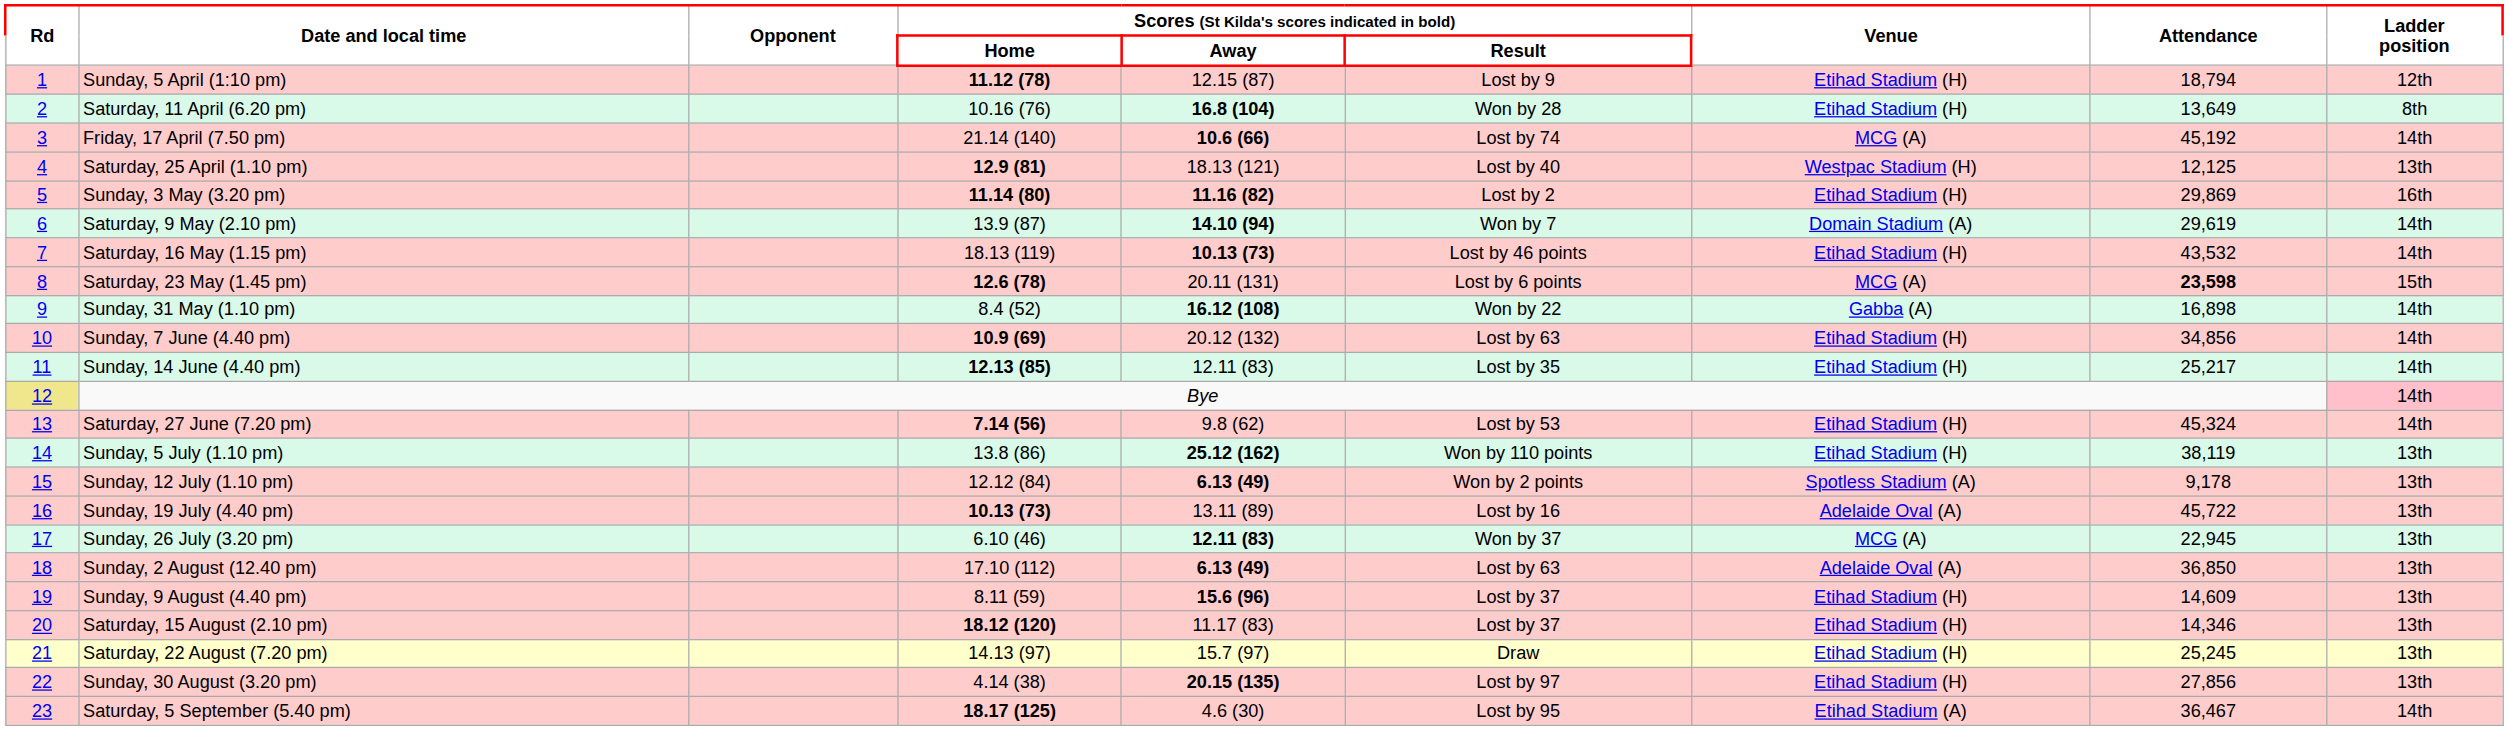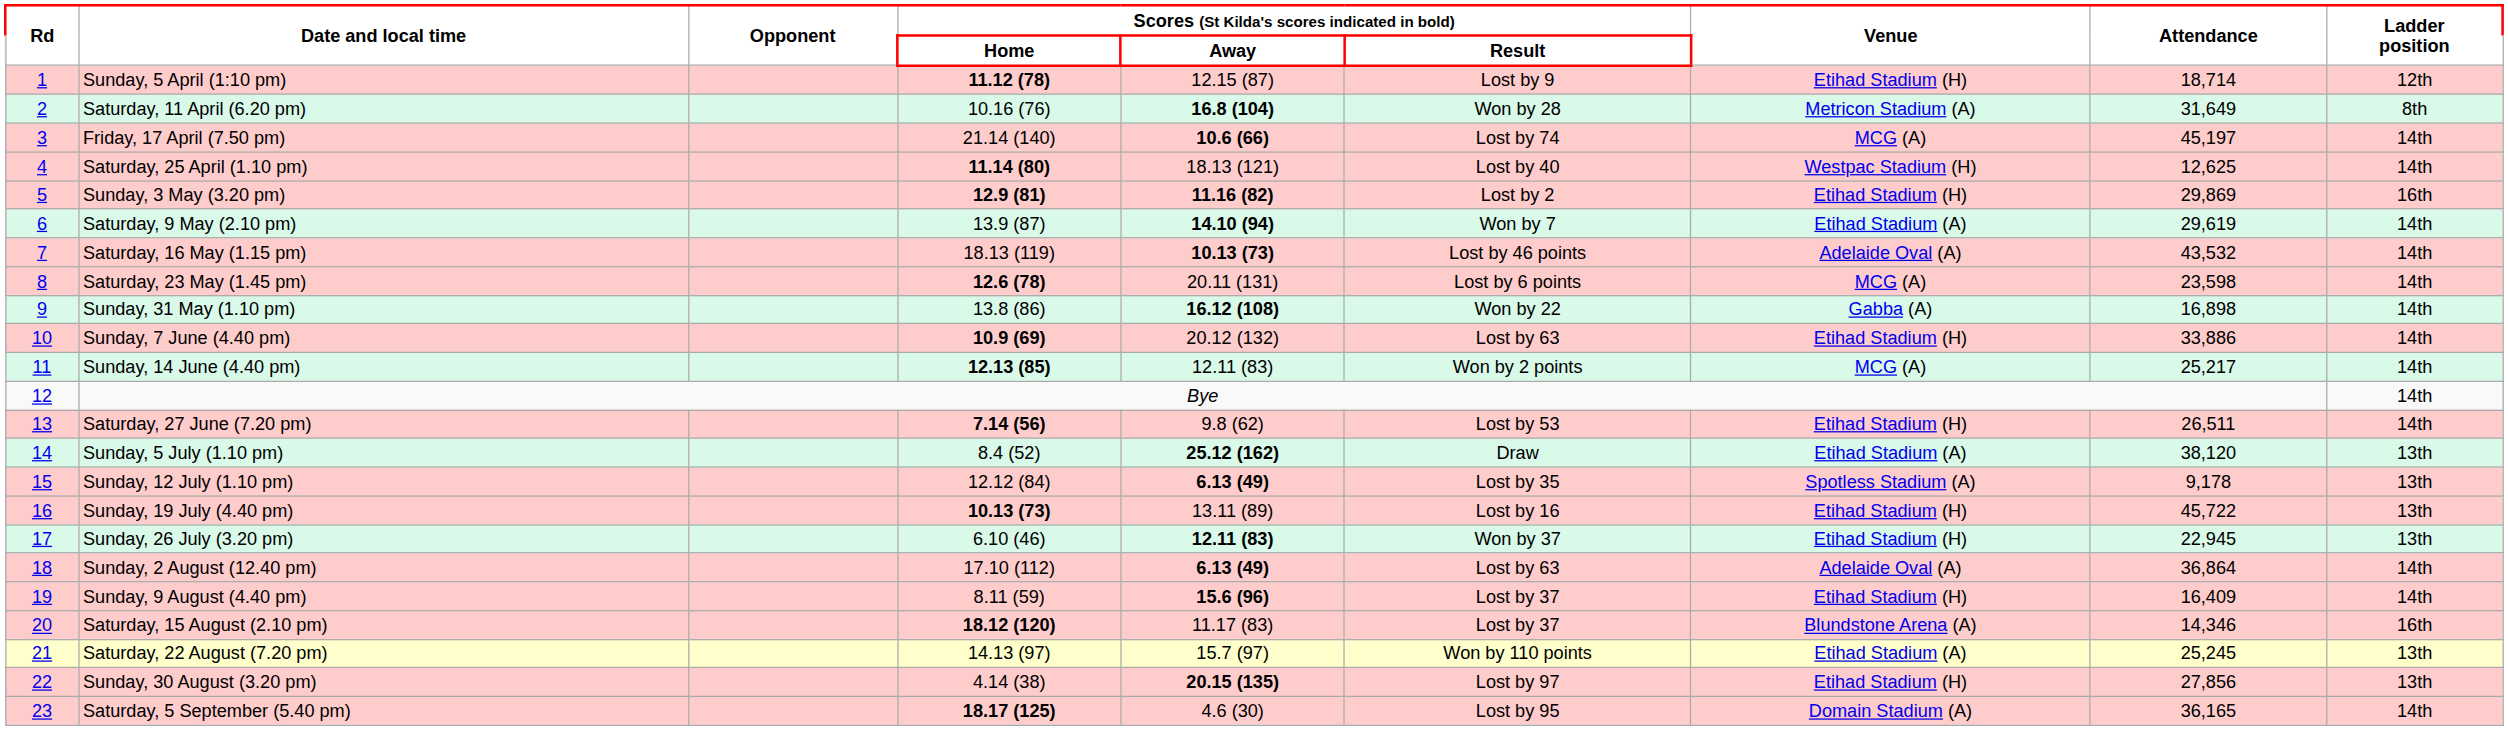(2208, 80) 18,794 -> (2208, 80) 18,714
(1891, 109) Etihad Stadium (H) -> (1890, 109) Metricon Stadium (A)
(2208, 109) 13,649 -> (2208, 109) 31,649
(2208, 138) 45,192 -> (2208, 138) 45,197
(1010, 166) 12.9 (81) -> (1009, 166) 11.14 (80)
(2208, 166) 12,125 -> (2208, 166) 12,625
(2415, 166) 13th -> (2415, 166) 14th
(1010, 195) 11.14 (80) -> (1009, 195) 12.9 (81)
(1891, 224) Domain Stadium (A) -> (1890, 224) Etihad Stadium (A)
(1891, 252) Etihad Stadium (H) -> (1890, 252) Adelaide Oval (A)
(2208, 281) bold -> (2208, 281) normal
(2415, 281) 15th -> (2415, 281) 14th
(1010, 310) 8.4 (52) -> (1009, 310) 13.8 (86)
(2208, 338) 34,856 -> (2208, 338) 33,886
(1518, 367) Lost by 35 -> (1518, 367) Won by 2 points
(1891, 367) Etihad Stadium (H) -> (1890, 367) MCG (A)
(42, 396) khaki background -> (42, 396) no background
(2415, 396) pink background -> (2415, 396) no background
(2208, 424) 45,324 -> (2208, 424) 26,511
(1010, 453) 13.8 (86) -> (1009, 453) 8.4 (52)
(1518, 453) Won by 110 points -> (1518, 453) Draw
(1891, 453) Etihad Stadium (H) -> (1890, 453) Etihad Stadium (A)
(2208, 453) 38,119 -> (2208, 453) 38,120
(1518, 482) Won by 2 points -> (1518, 482) Lost by 35
(1891, 510) Adelaide Oval (A) -> (1890, 510) Etihad Stadium (H)
(1891, 539) MCG (A) -> (1890, 539) Etihad Stadium (H)
(2208, 568) 36,850 -> (2208, 568) 36,864
(2415, 568) 13th -> (2415, 568) 14th
(2208, 596) 14,609 -> (2208, 596) 16,409
(2415, 596) 13th -> (2415, 596) 14th
(1891, 625) Etihad Stadium (H) -> (1890, 625) Blundstone Arena (A)
(2415, 625) 13th -> (2415, 625) 16th
(1518, 654) Draw -> (1518, 654) Won by 110 points
(1891, 654) Etihad Stadium (H) -> (1890, 654) Etihad Stadium (A)
(1891, 711) Etihad Stadium (A) -> (1890, 711) Domain Stadium (A)
(2208, 711) 36,467 -> (2208, 711) 36,165
